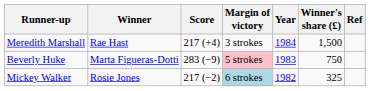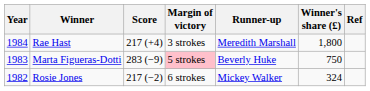columns swapped: (285, 19) <-> (46, 19)
(330, 43) 1,500 -> (330, 43) 1,800
(244, 77) lightblue background -> (186, 77) no background
(334, 77) 325 -> (334, 77) 324
